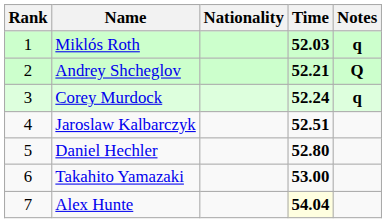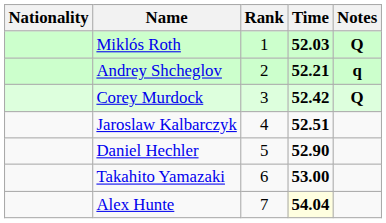columns swapped: (28, 17) <-> (244, 17)
(357, 44) q -> (357, 44) Q
(357, 71) Q -> (357, 71) q
(310, 97) 52.24 -> (310, 97) 52.42
(357, 97) q -> (357, 97) Q
(310, 151) 52.80 -> (310, 151) 52.90
